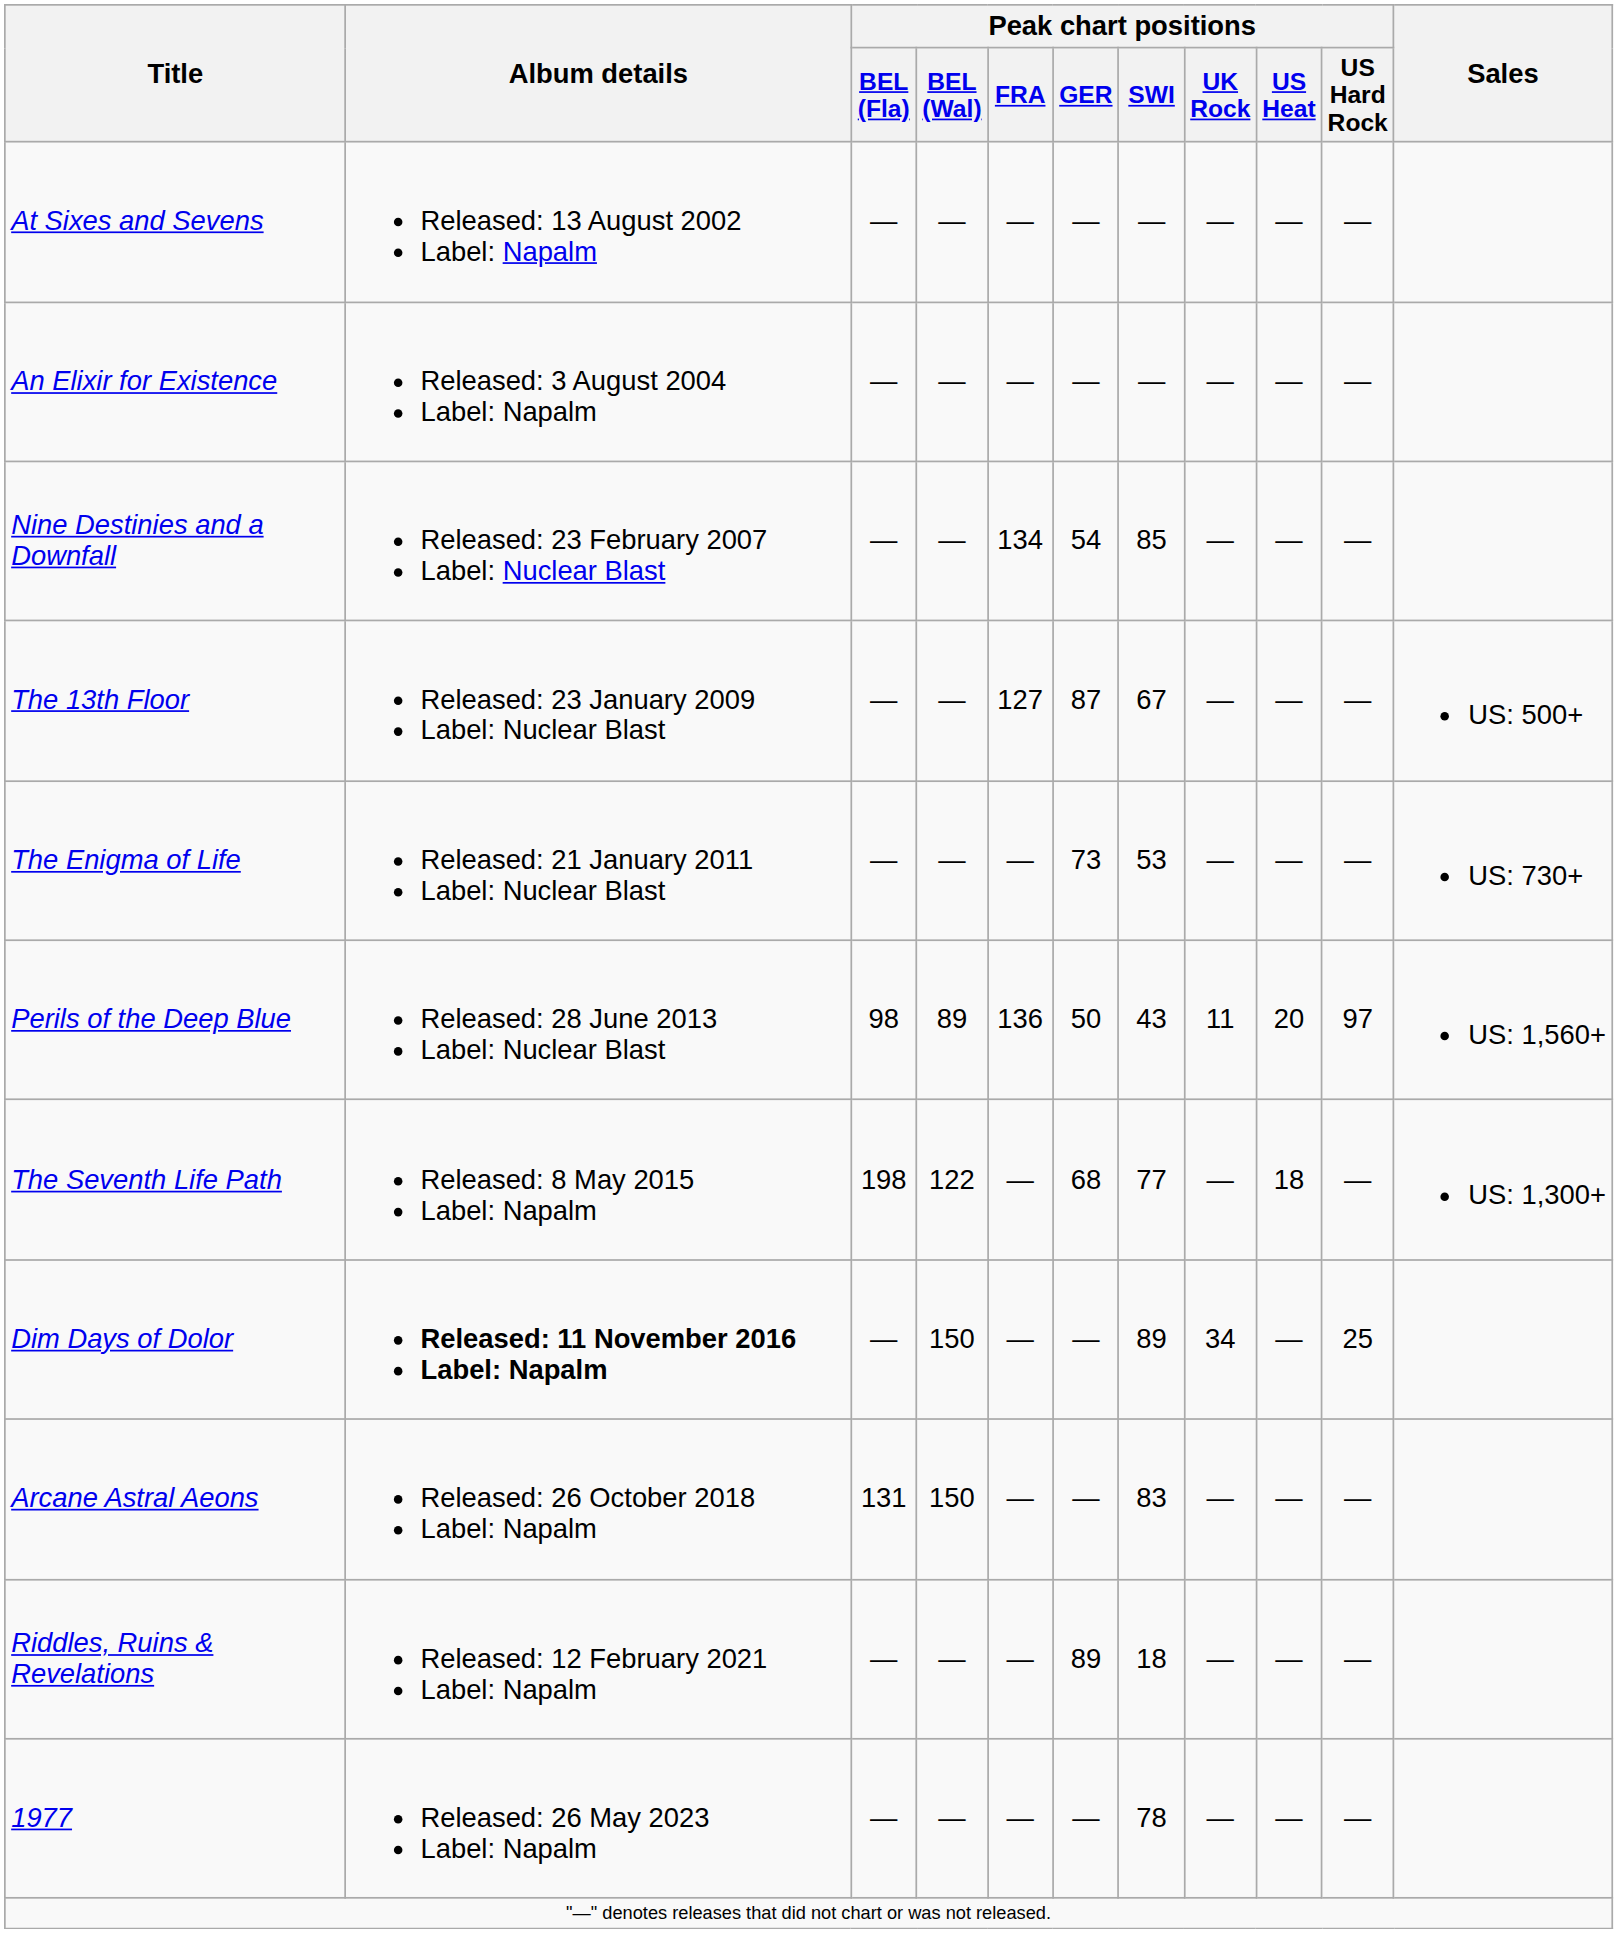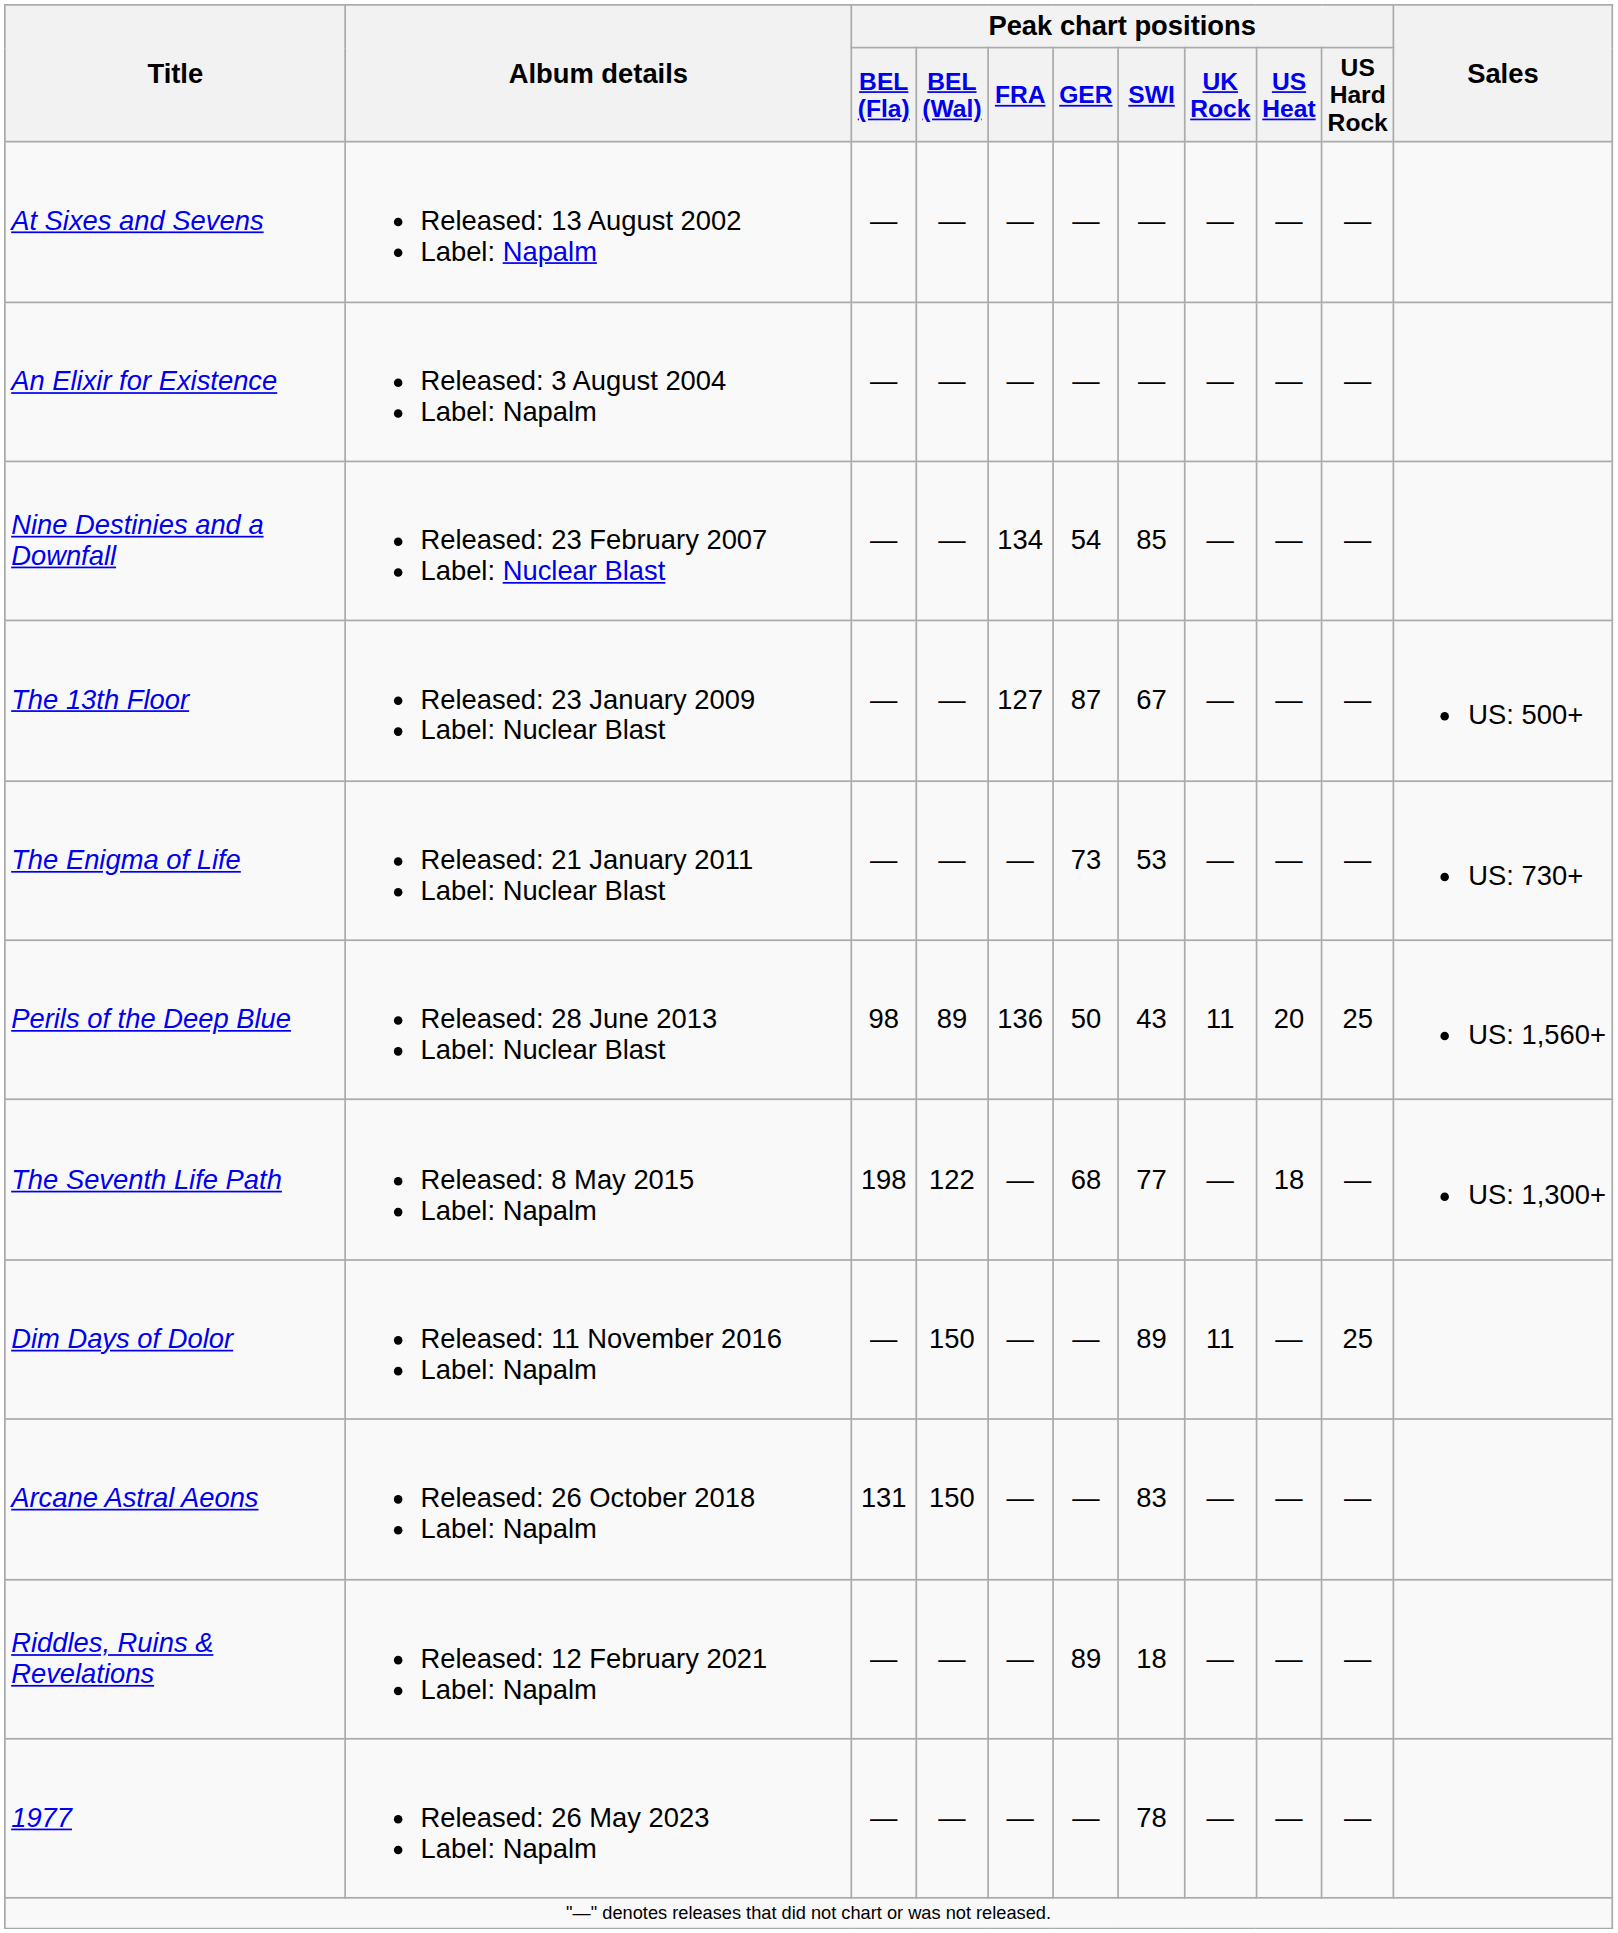(1358, 1019) 97 -> (1358, 1019) 25
(598, 1355) bold -> (598, 1355) normal
(1220, 1339) 34 -> (1220, 1339) 11
